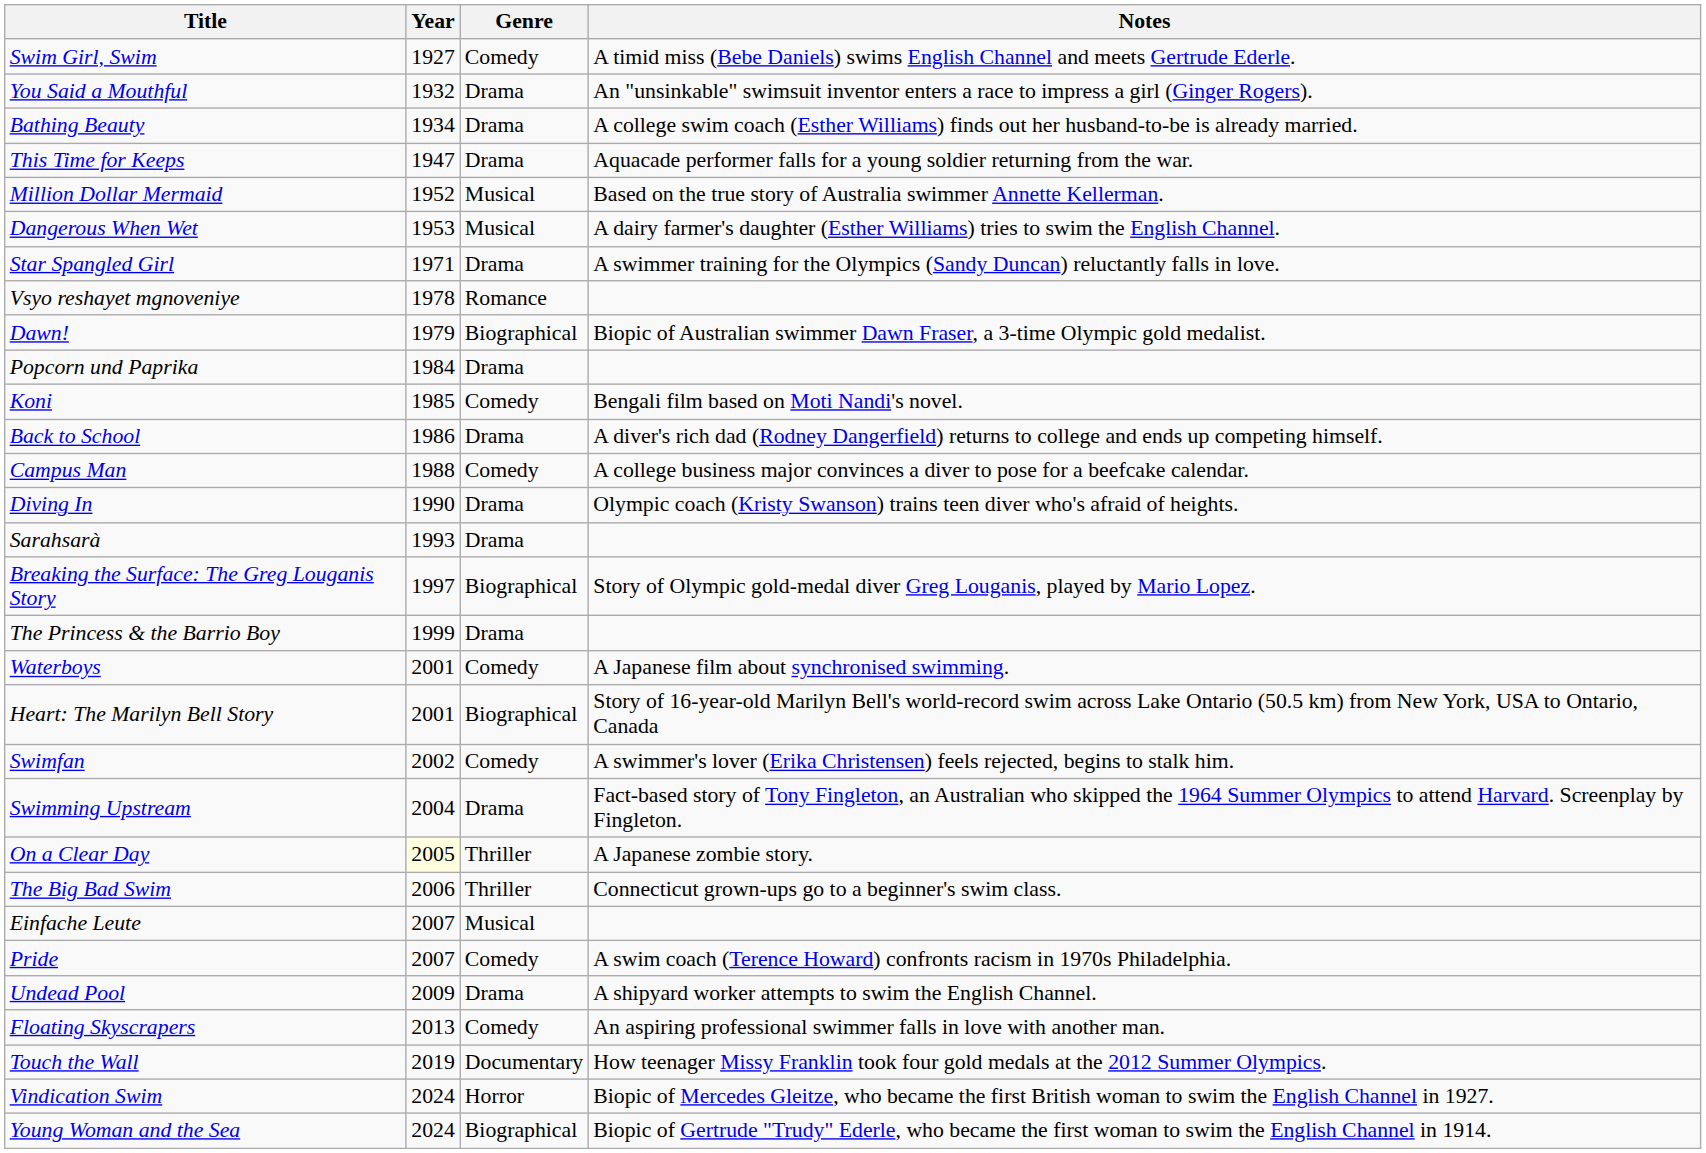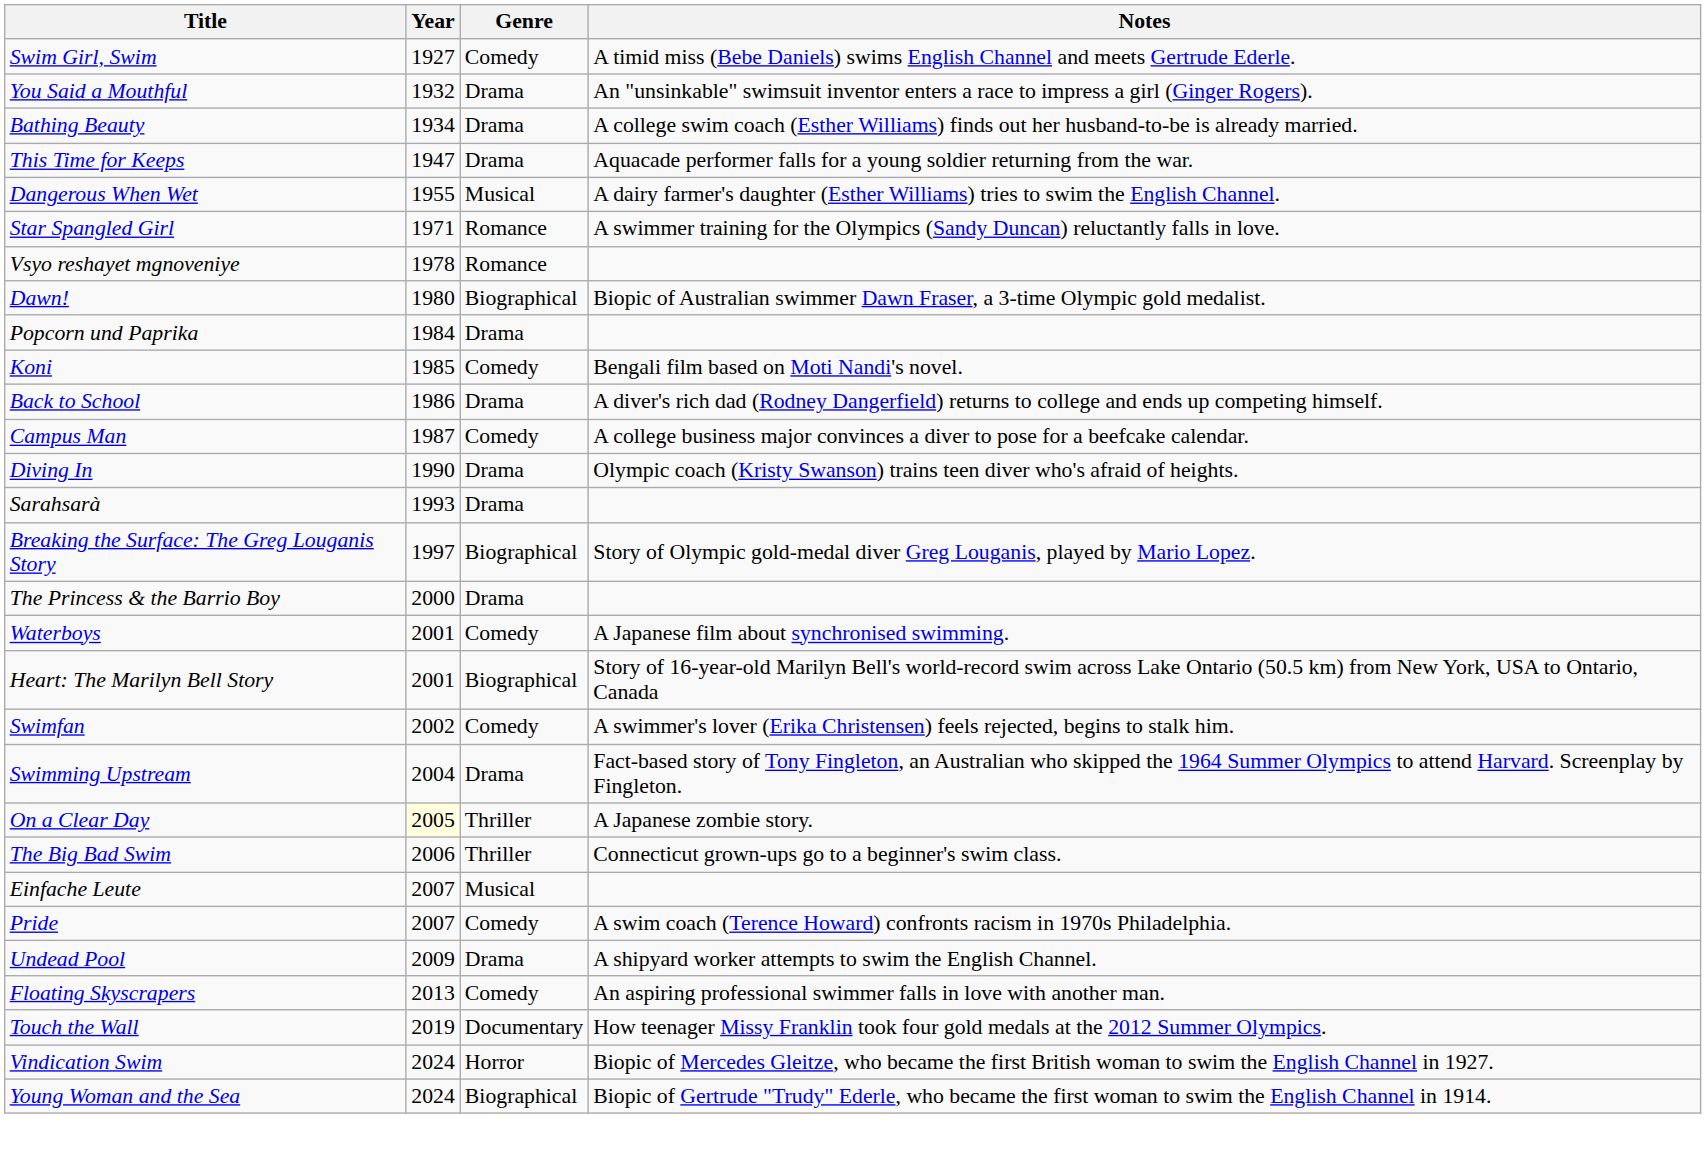- row: (116, 194)
(433, 228) 1953 -> (433, 194) 1955
(494, 263) Drama -> (506, 228) Romance
(433, 332) 1979 -> (433, 297) 1980
(433, 470) 1988 -> (433, 435) 1987
(433, 632) 1999 -> (433, 598) 2000
